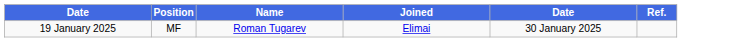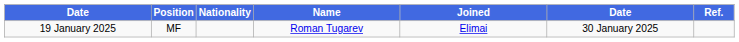+ column: (225, 13)
